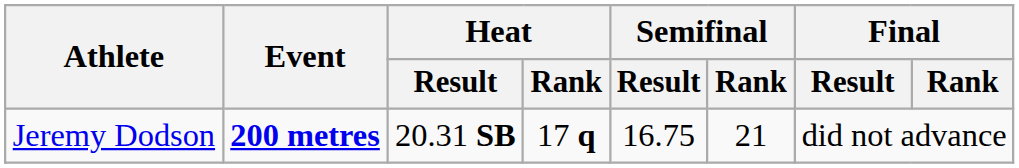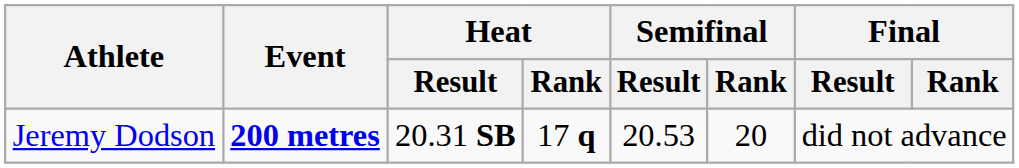(659, 135) 16.75 -> (659, 135) 20.53
(751, 135) 21 -> (751, 135) 20
